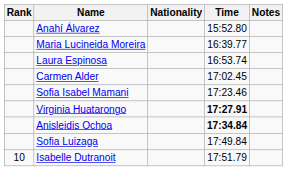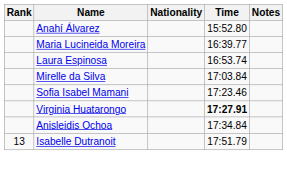- row: (67, 77)
+ row: (71, 77)
(227, 125) bold -> (227, 125) normal
- row: (67, 142)
(19, 158) 10 -> (19, 142) 13
